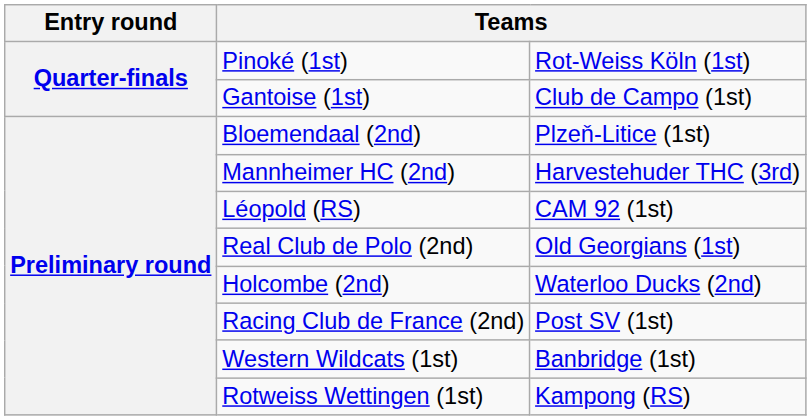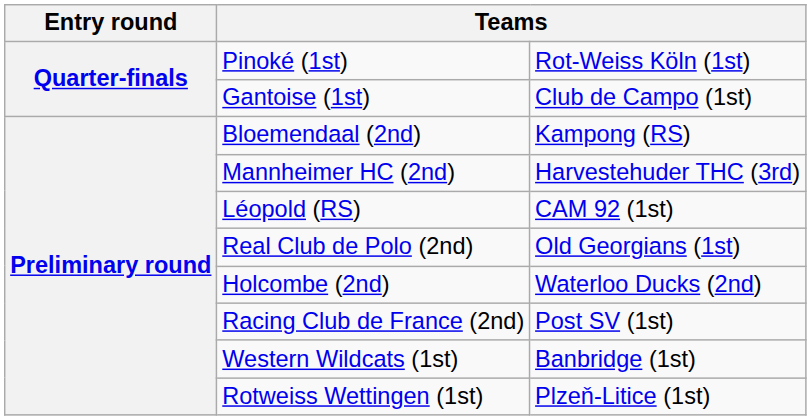(623, 135) Plzeň-Litice (1st) -> (613, 135) Kampong (RS)
(613, 396) Kampong (RS) -> (623, 396) Plzeň-Litice (1st)
